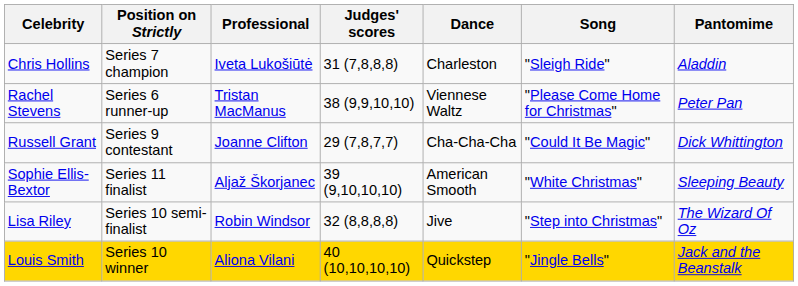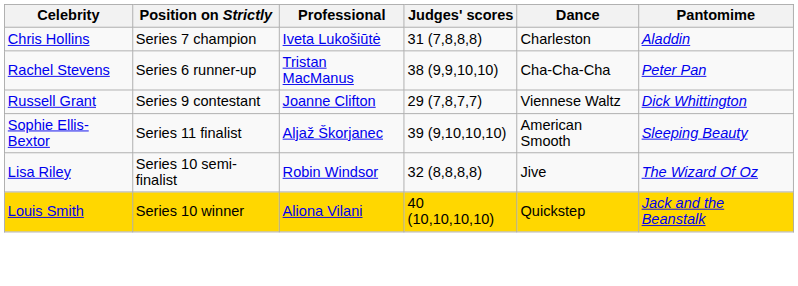- column: (598, 24)
(457, 103) Viennese Waltz -> (565, 70) Cha-Cha-Cha
(471, 142) Cha-Cha-Cha -> (571, 101) Viennese Waltz
